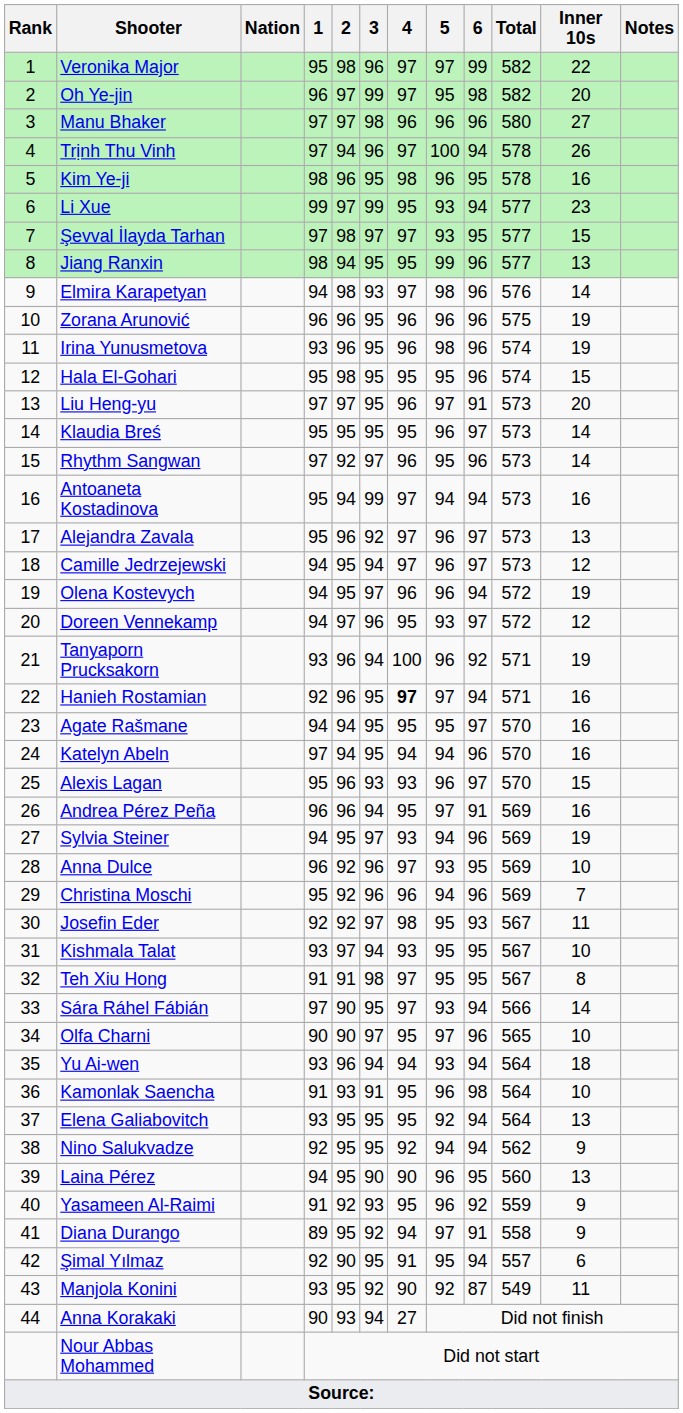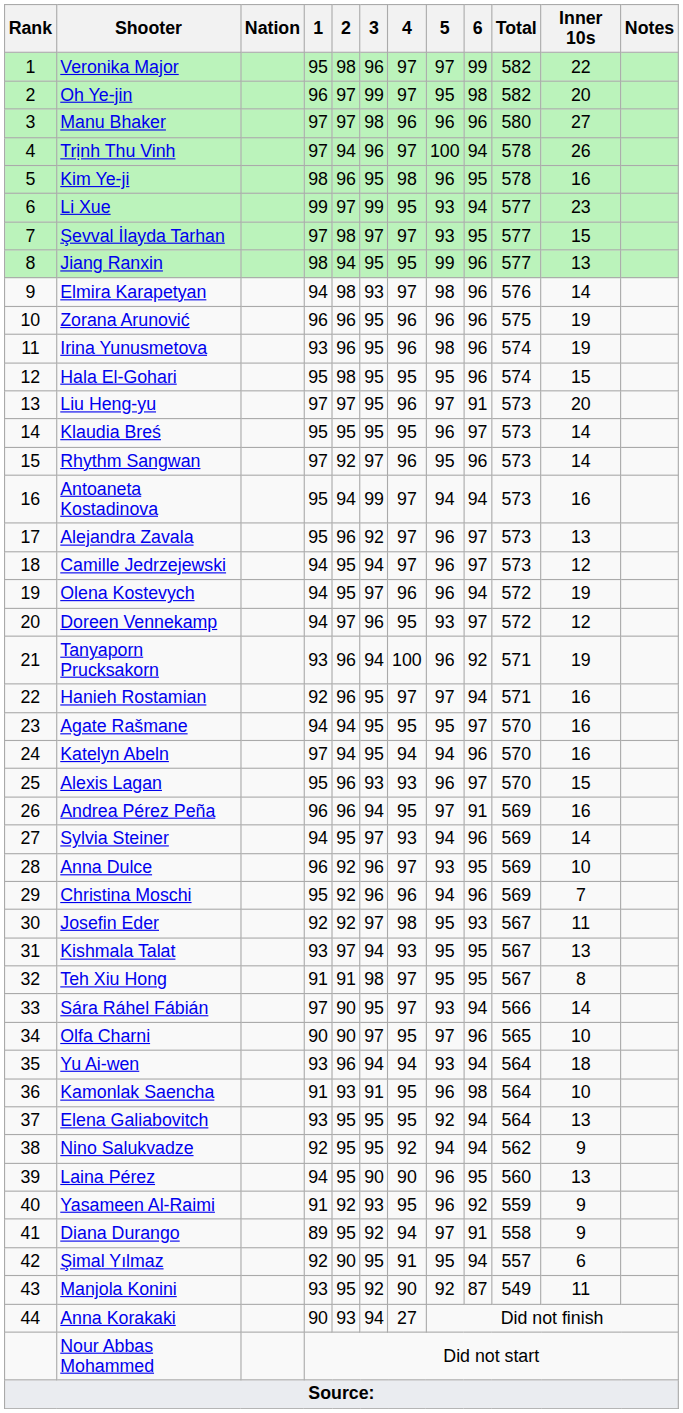(407, 698) bold -> (407, 698) normal
(581, 839) 19 -> (581, 839) 14
(581, 951) 10 -> (581, 951) 13
